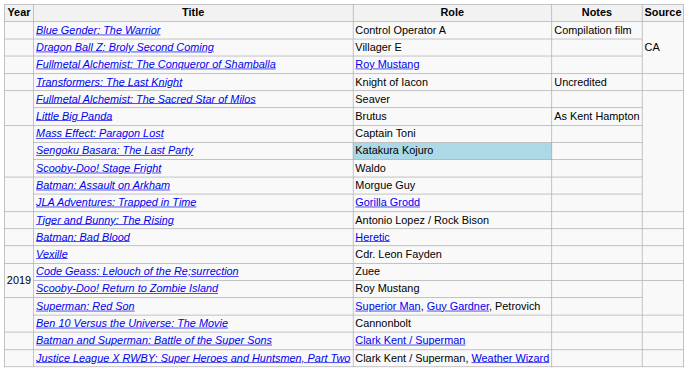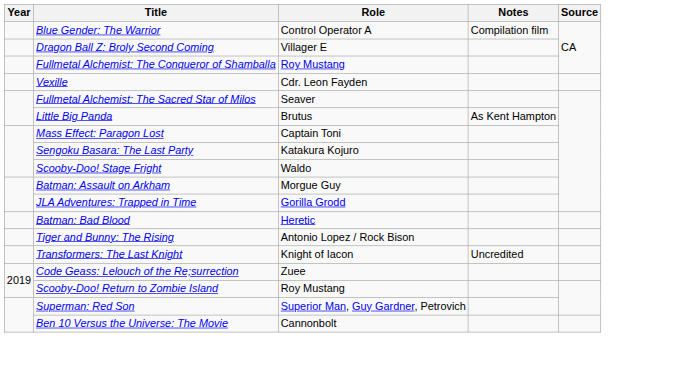rows swapped: (52, 254) <-> (109, 82)
(394, 151) lightblue background -> (320, 151) no background
rows swapped: (105, 220) <-> (83, 237)
- row: (154, 340)
- row: (193, 358)
